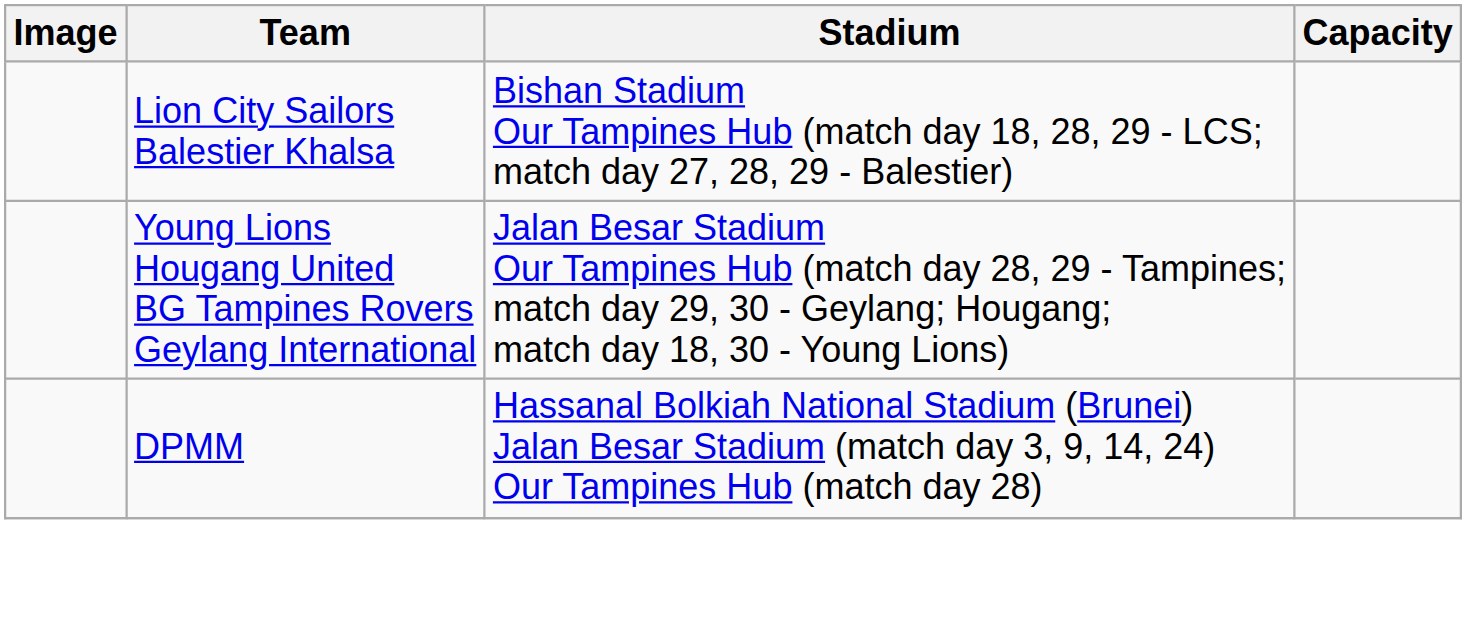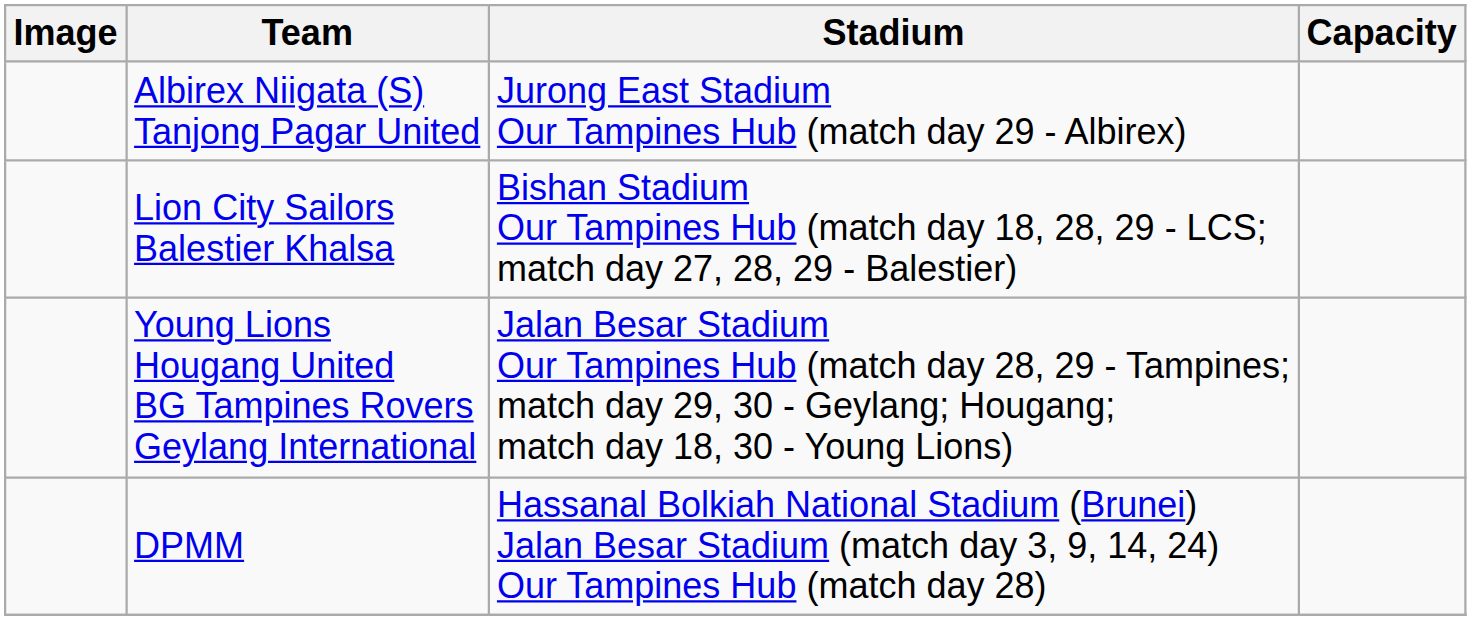+ row: (307, 110)
